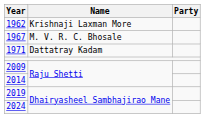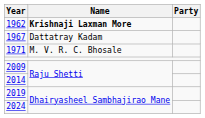(80, 24) normal -> (80, 24) bold
(76, 37) M. V. R. C. Bhosale -> (66, 37) Dattatray Kadam
(66, 50) Dattatray Kadam -> (76, 50) M. V. R. C. Bhosale
